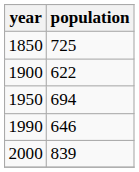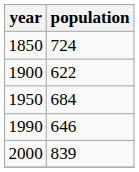(63, 45) 725 -> (63, 45) 724
(63, 99) 694 -> (63, 99) 684
